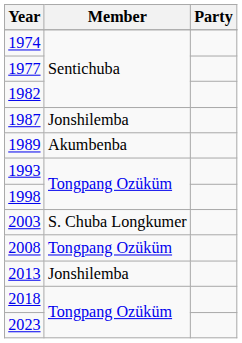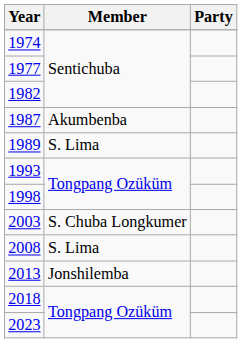(88, 119) Jonshilemba -> (87, 119) Akumbenba
(87, 145) Akumbenba -> (74, 145) S. Lima
(110, 247) Tongpang Ozüküm -> (74, 247) S. Lima
